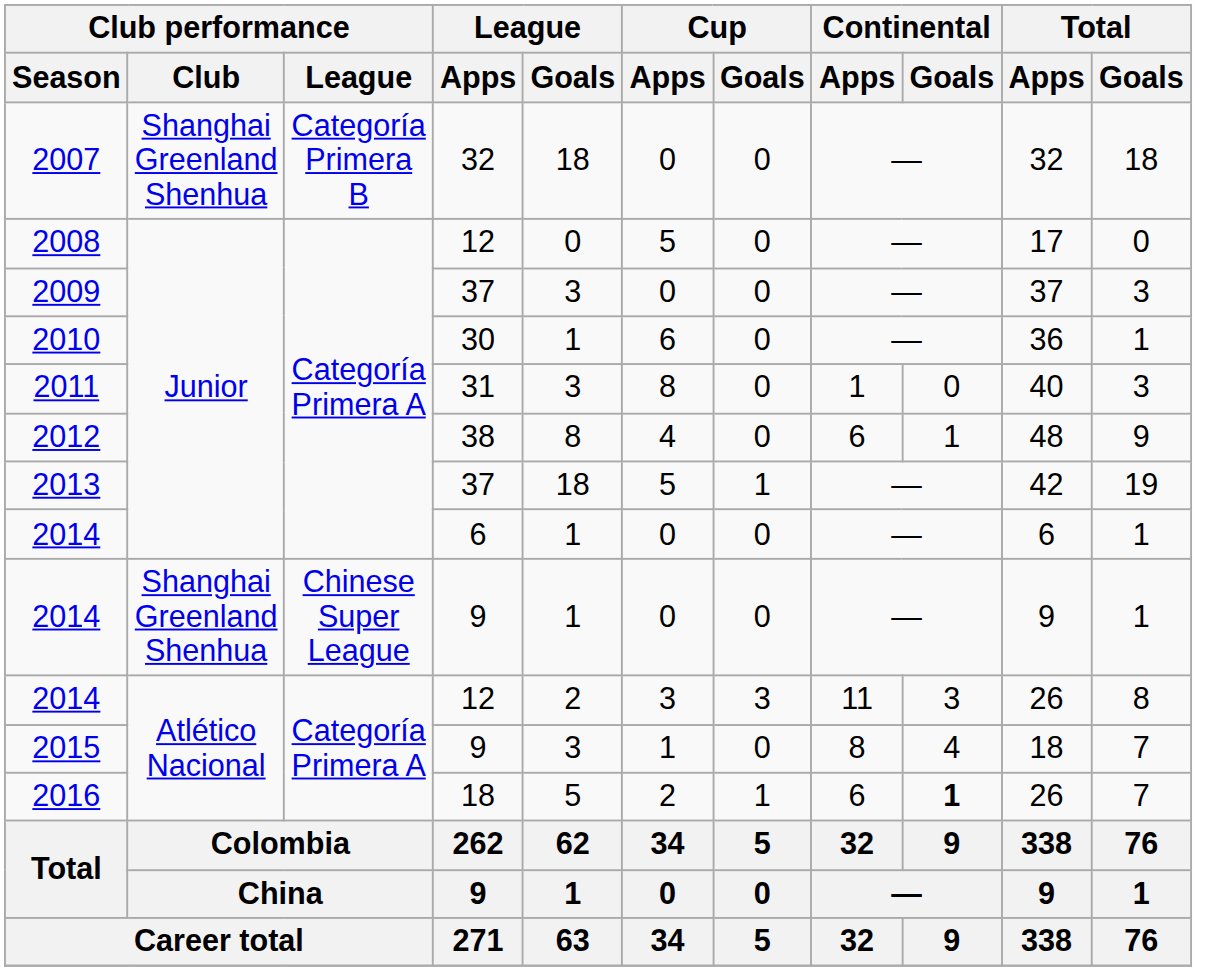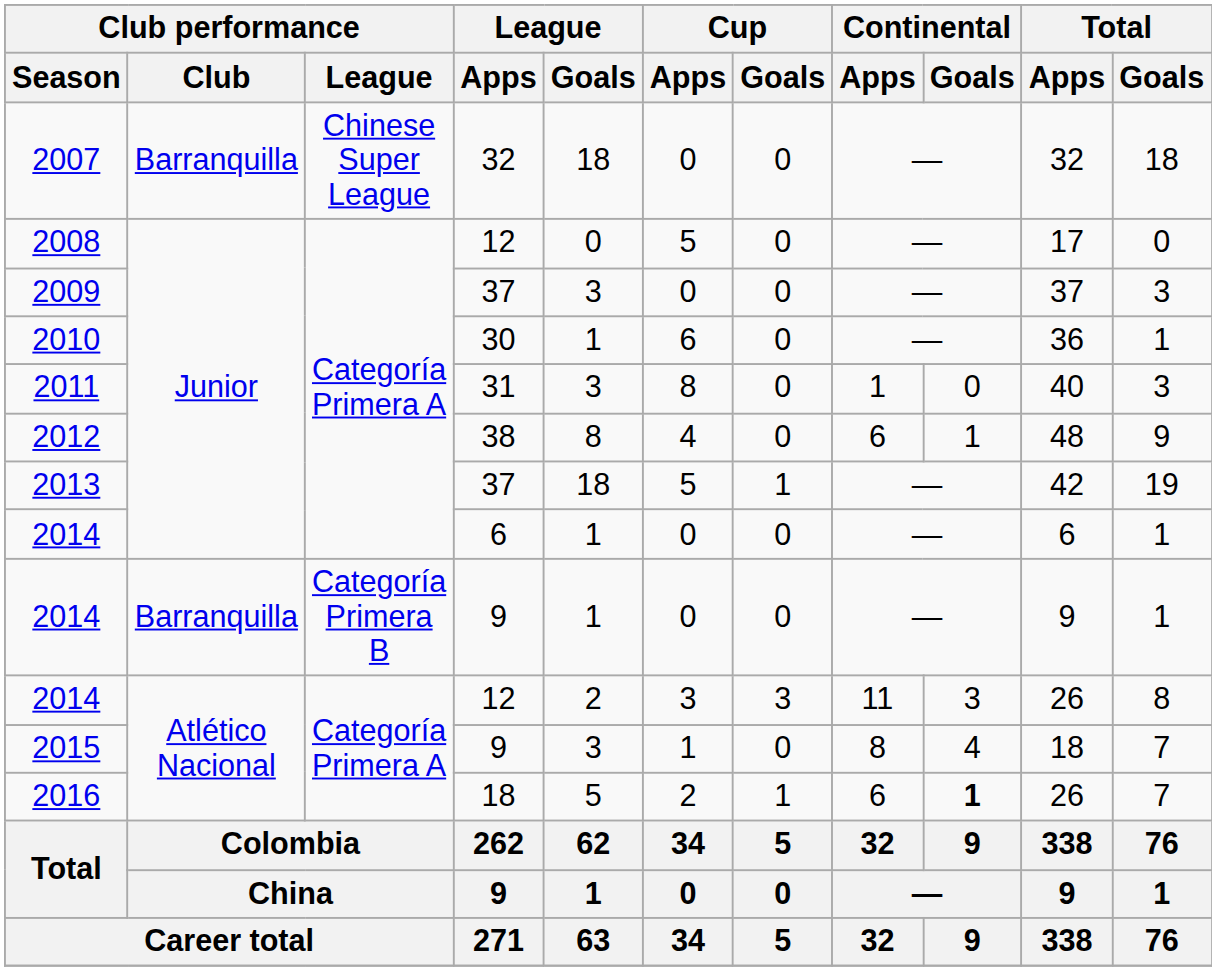(206, 160) Shanghai Greenland Shenhua -> (216, 160) Barranquilla
(359, 160) Categoría Primera B -> (379, 160) Chinese Super League
(206, 616) Shanghai Greenland Shenhua -> (216, 616) Barranquilla
(359, 616) Chinese Super League -> (379, 616) Categoría Primera B
